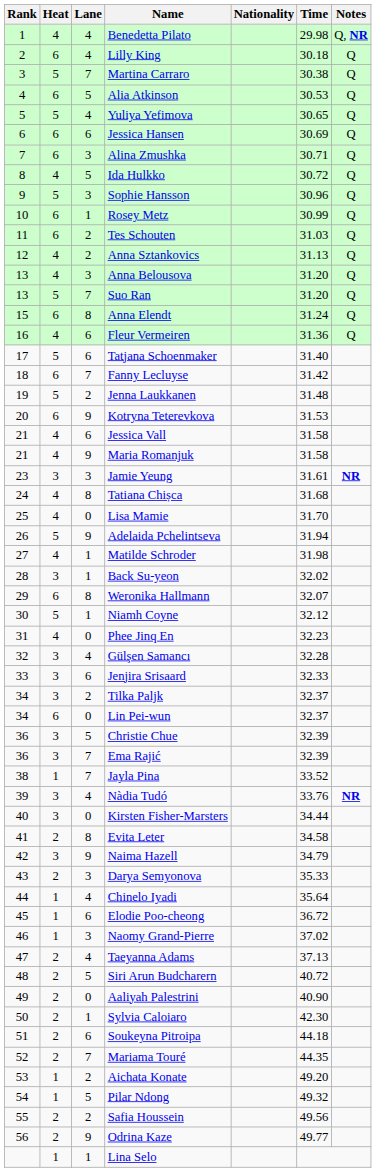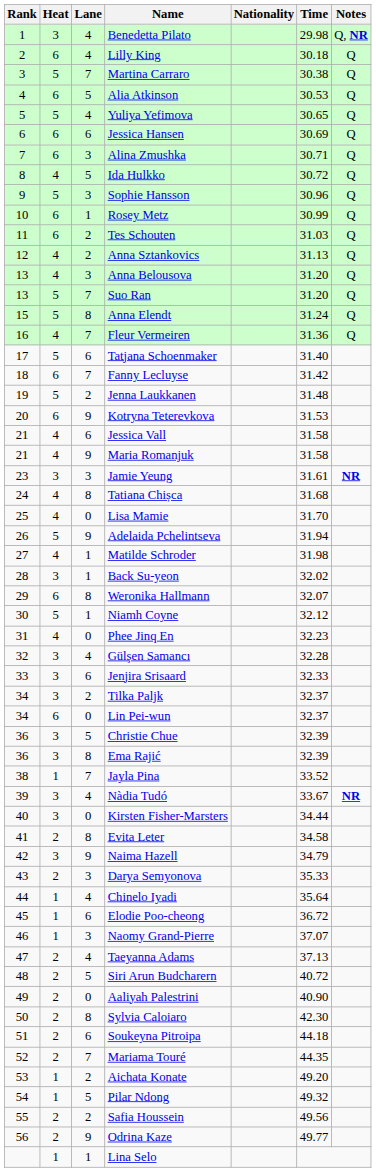(56, 34) 4 -> (56, 34) 3
(56, 315) 6 -> (56, 315) 5
(88, 335) 6 -> (88, 335) 7
(88, 756) 7 -> (88, 756) 8
(314, 796) 33.76 -> (314, 796) 33.67
(314, 936) 37.02 -> (314, 936) 37.07
(88, 1016) 1 -> (88, 1016) 8
